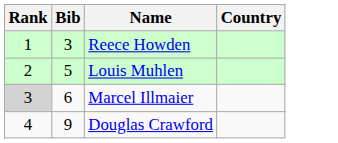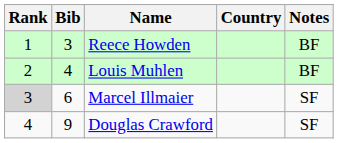+ column: (309, 17)
(68, 71) 5 -> (68, 71) 4
